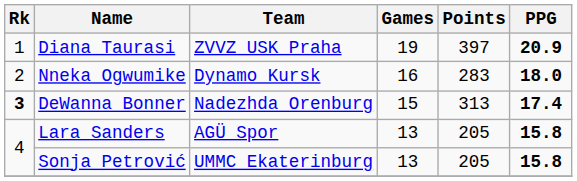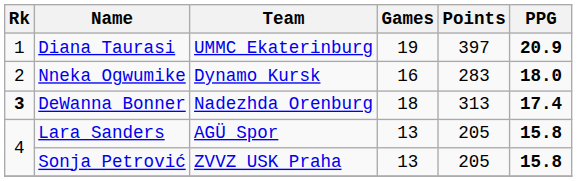(268, 48) ZVVZ USK Praha -> (284, 48) UMMC Ekaterinburg
(408, 105) 15 -> (408, 105) 18
(284, 162) UMMC Ekaterinburg -> (268, 162) ZVVZ USK Praha
